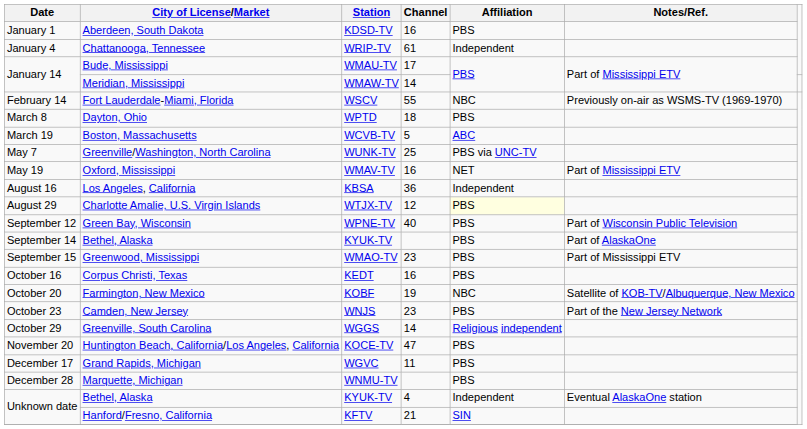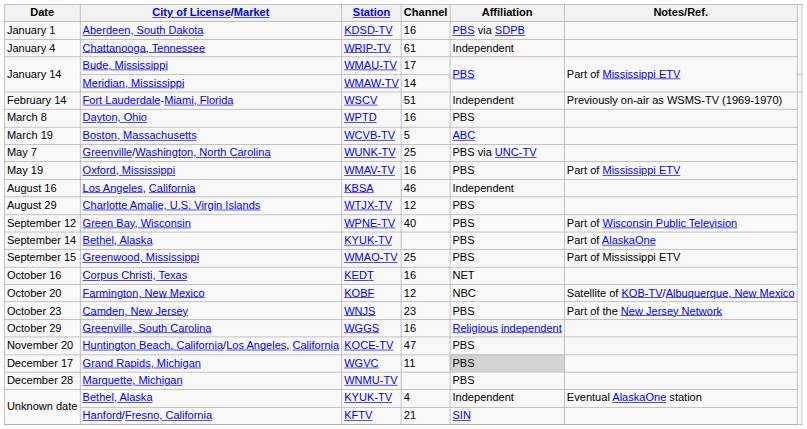(464, 30) PBS -> (489, 30) PBS via SDPB
(410, 100) 55 -> (410, 100) 51
(464, 100) NBC -> (483, 100) Independent
(410, 118) 18 -> (410, 118) 16
(464, 170) NET -> (464, 170) PBS
(410, 188) 36 -> (410, 188) 46
(464, 205) lightyellow background -> (464, 205) no background
(410, 258) 23 -> (410, 258) 25
(464, 275) PBS -> (464, 275) NET
(410, 293) 19 -> (410, 293) 12
(410, 328) 14 -> (410, 328) 16
(464, 363) no background -> (464, 363) lightgrey background
